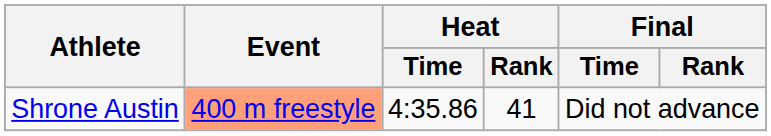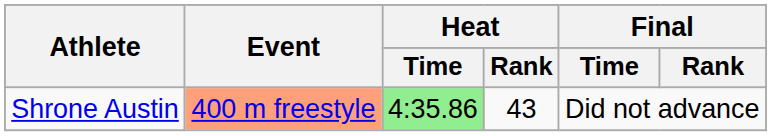(433, 109) no background -> (433, 109) lightgreen background
(521, 109) 41 -> (521, 109) 43
